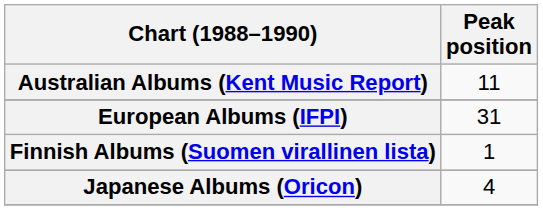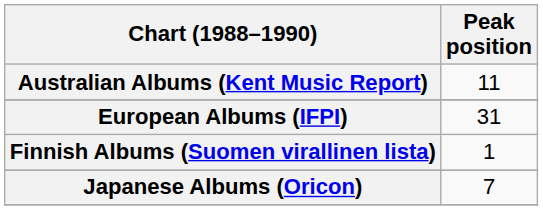(489, 186) 4 -> (489, 186) 7
